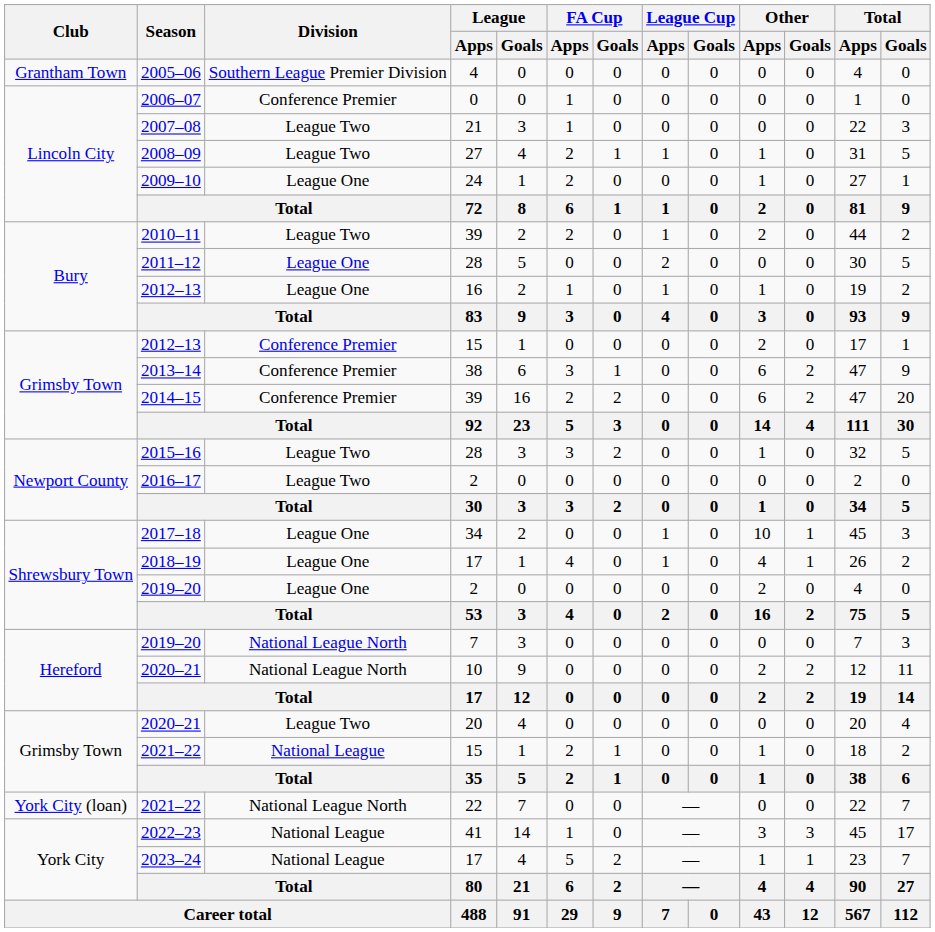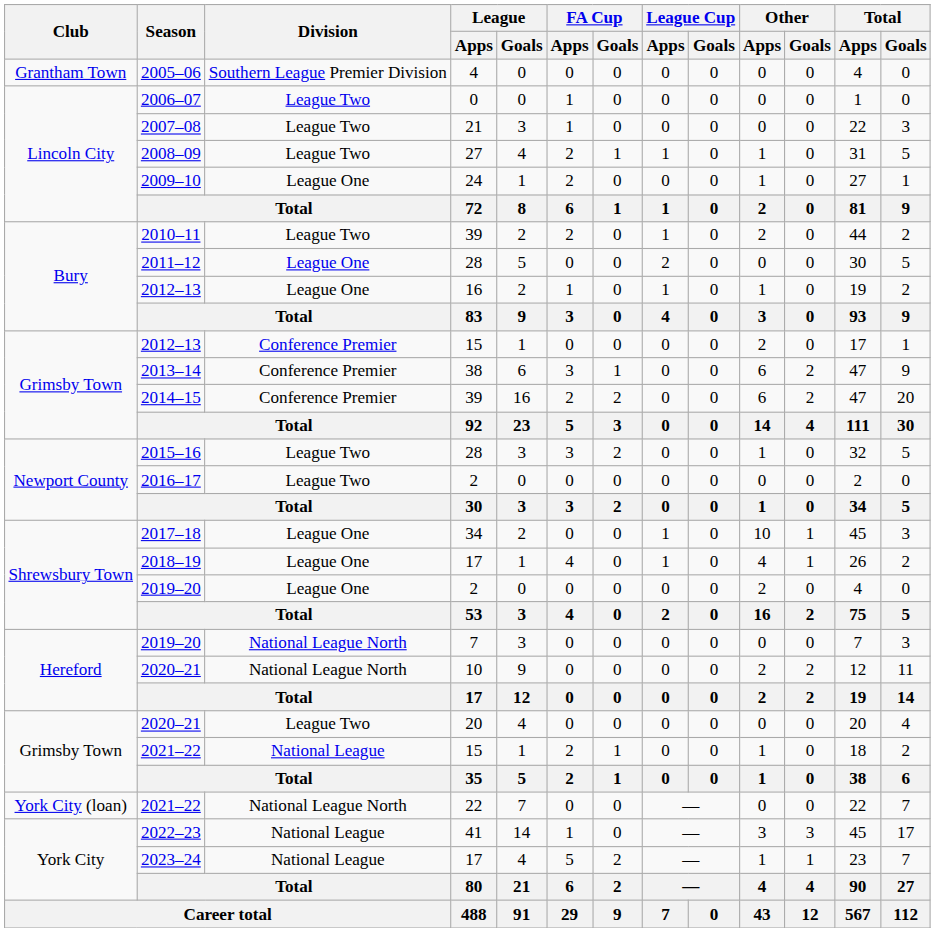(328, 99) Conference Premier -> (328, 99) League Two
